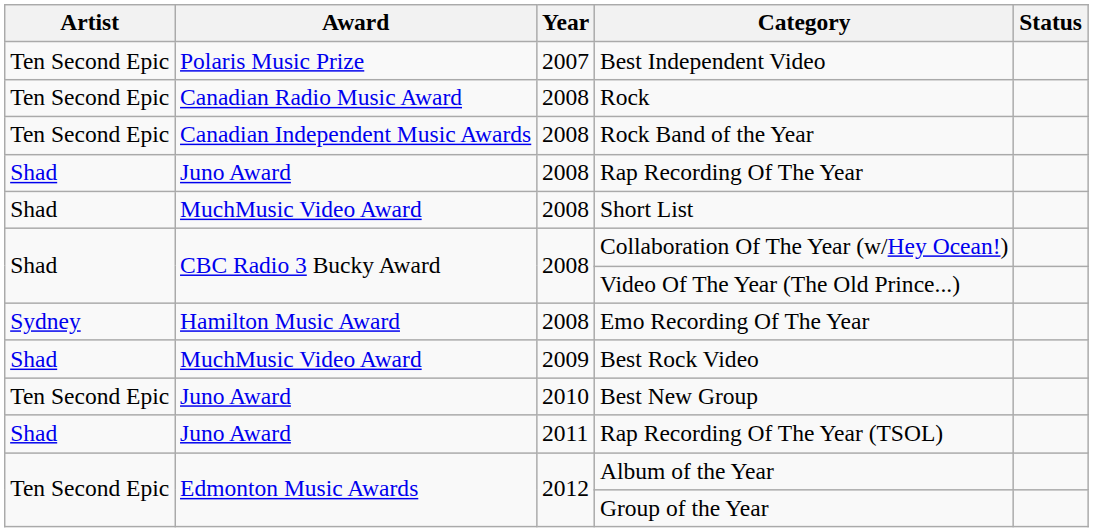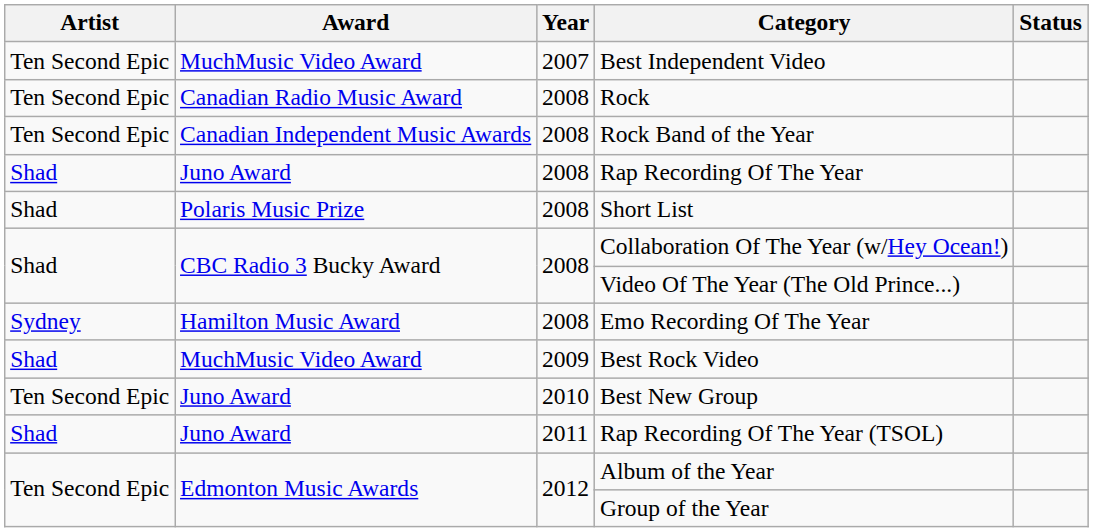(272, 60) Polaris Music Prize -> (301, 60) MuchMusic Video Award
(301, 209) MuchMusic Video Award -> (272, 209) Polaris Music Prize
